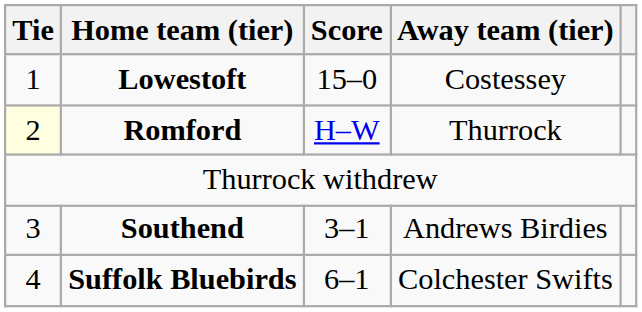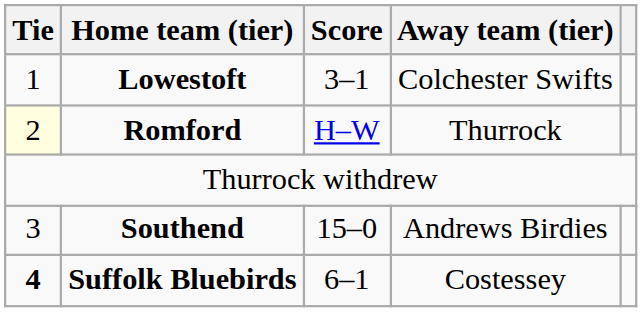(347, 79) 15–0 -> (347, 79) 3–1
(505, 79) Costessey -> (505, 79) Colchester Swifts
(347, 229) 3–1 -> (347, 229) 15–0
(33, 279) normal -> (33, 279) bold
(505, 279) Colchester Swifts -> (505, 279) Costessey
